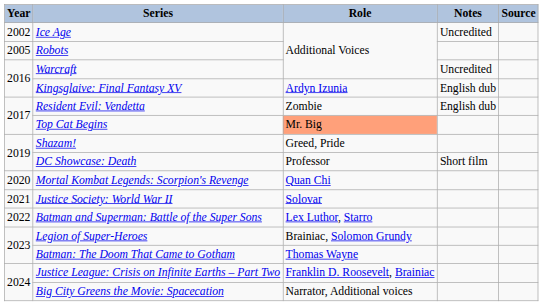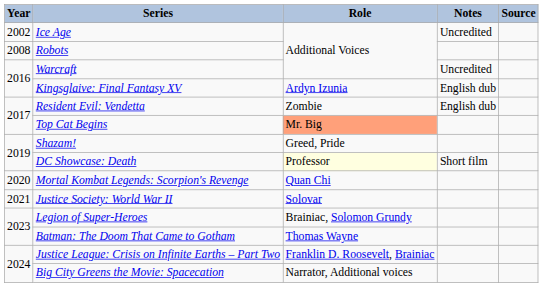(19, 50) 2005 -> (19, 50) 2008
(308, 161) no background -> (308, 161) lightyellow background
- row: (149, 217)
